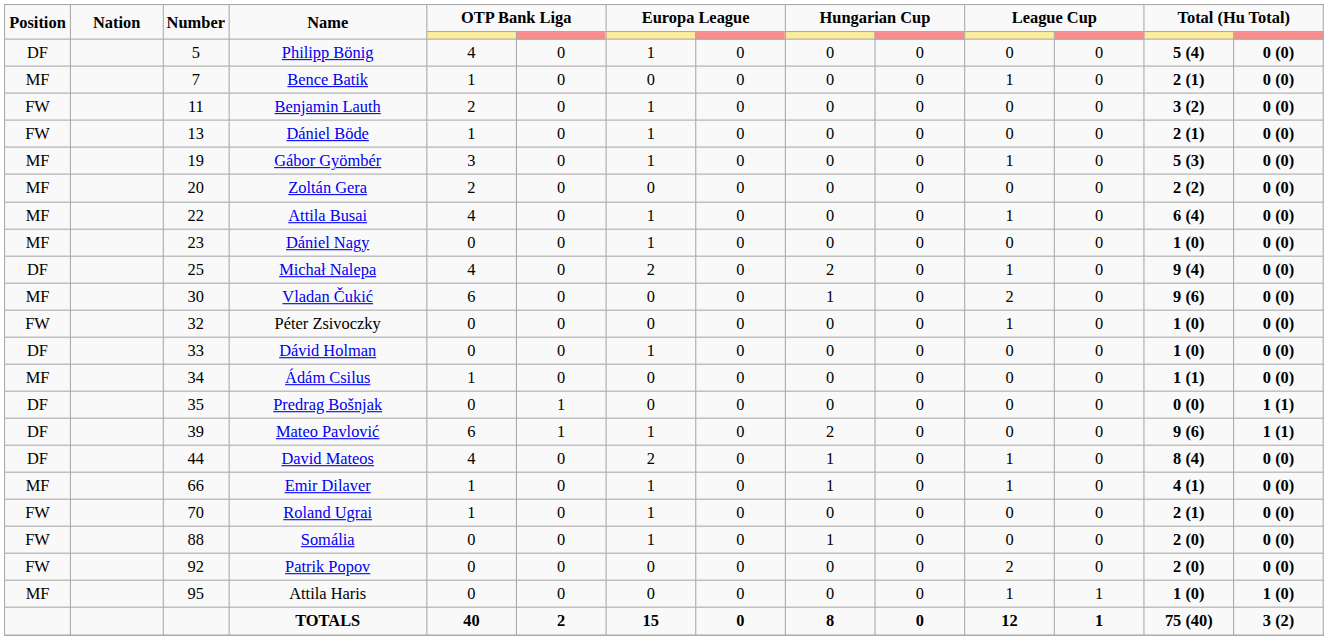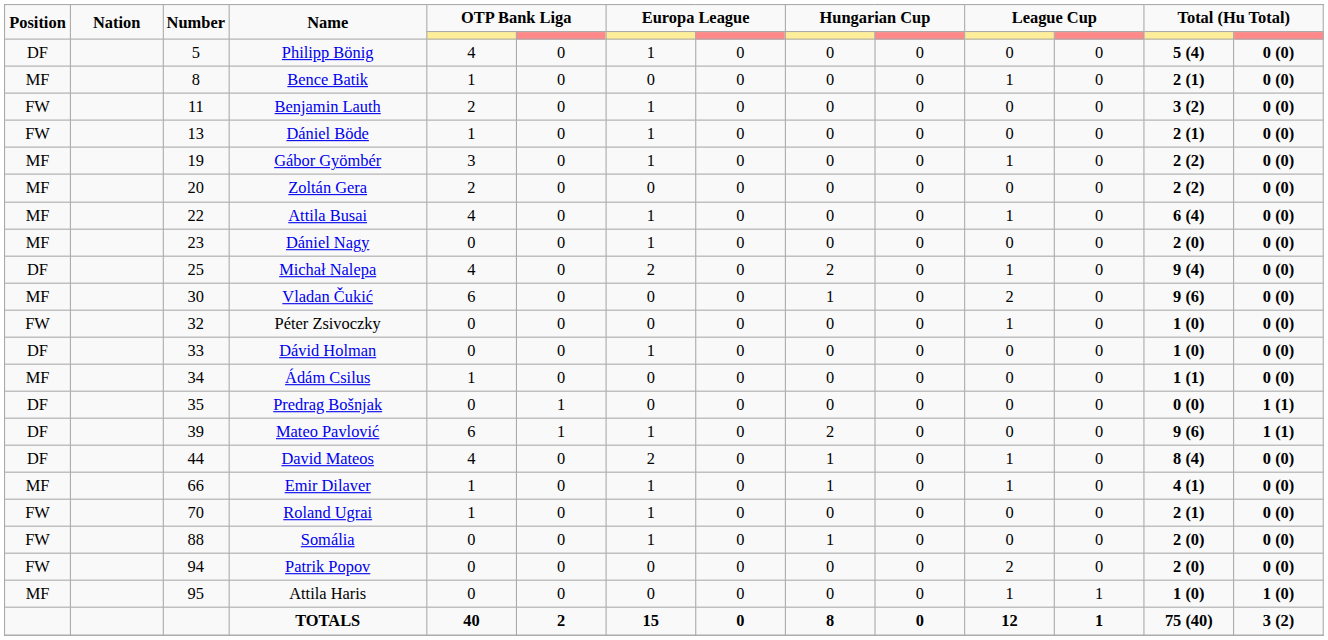(196, 79) 7 -> (196, 79) 8
(1189, 161) 5 (3) -> (1189, 161) 2 (2)
(1189, 242) 1 (0) -> (1189, 242) 2 (0)
(196, 567) 92 -> (196, 567) 94
